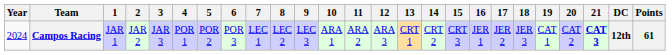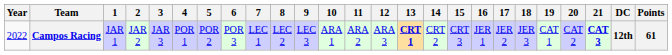(17, 35) 2024 -> (17, 35) 2022
(410, 35) normal -> (411, 35) bold
